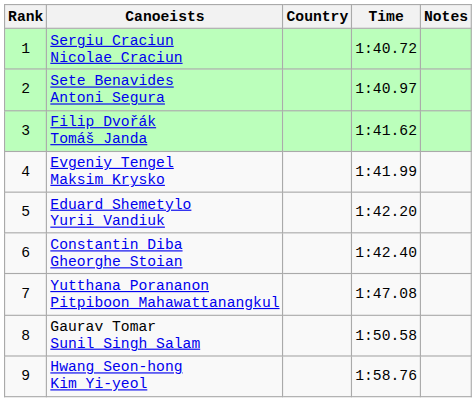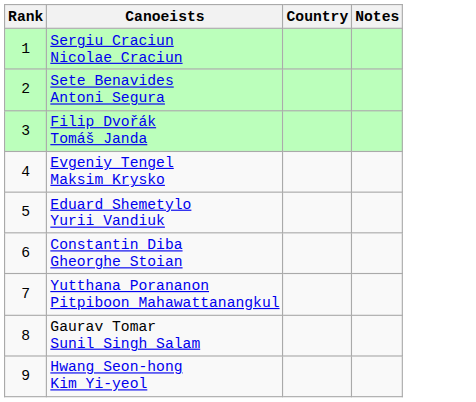- column: (386, 17)
